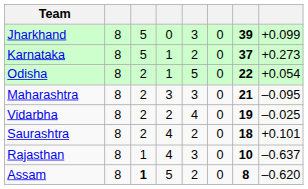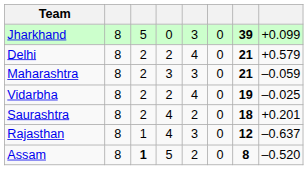- row: (36, 54)
- row: (27, 74)
+ row: (22, 54)
(281, 94) –0.095 -> (281, 74) –0.059
(281, 134) +0.101 -> (281, 114) +0.201
(246, 154) 10 -> (246, 134) 12
(281, 174) –0.620 -> (281, 154) –0.520
